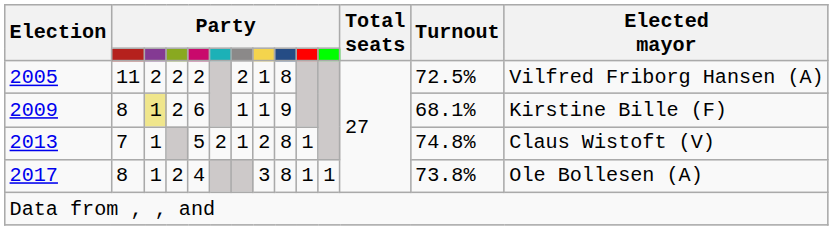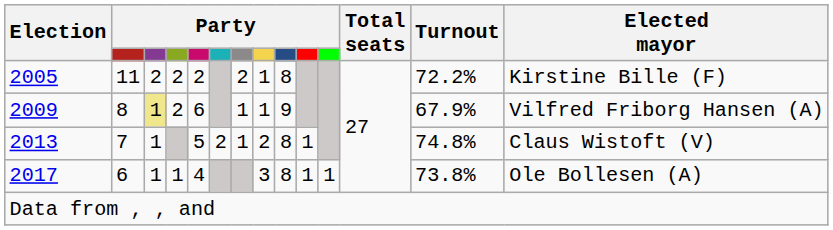(445, 77) 72.5% -> (445, 77) 72.2%
(667, 77) Vilfred Friborg Hansen (A) -> (618, 77) Kirstine Bille (F)
(445, 110) 68.1% -> (445, 110) 67.9%
(618, 110) Kirstine Bille (F) -> (667, 110) Vilfred Friborg Hansen (A)
(122, 176) 8 -> (122, 176) 6
(177, 176) 2 -> (177, 176) 1
